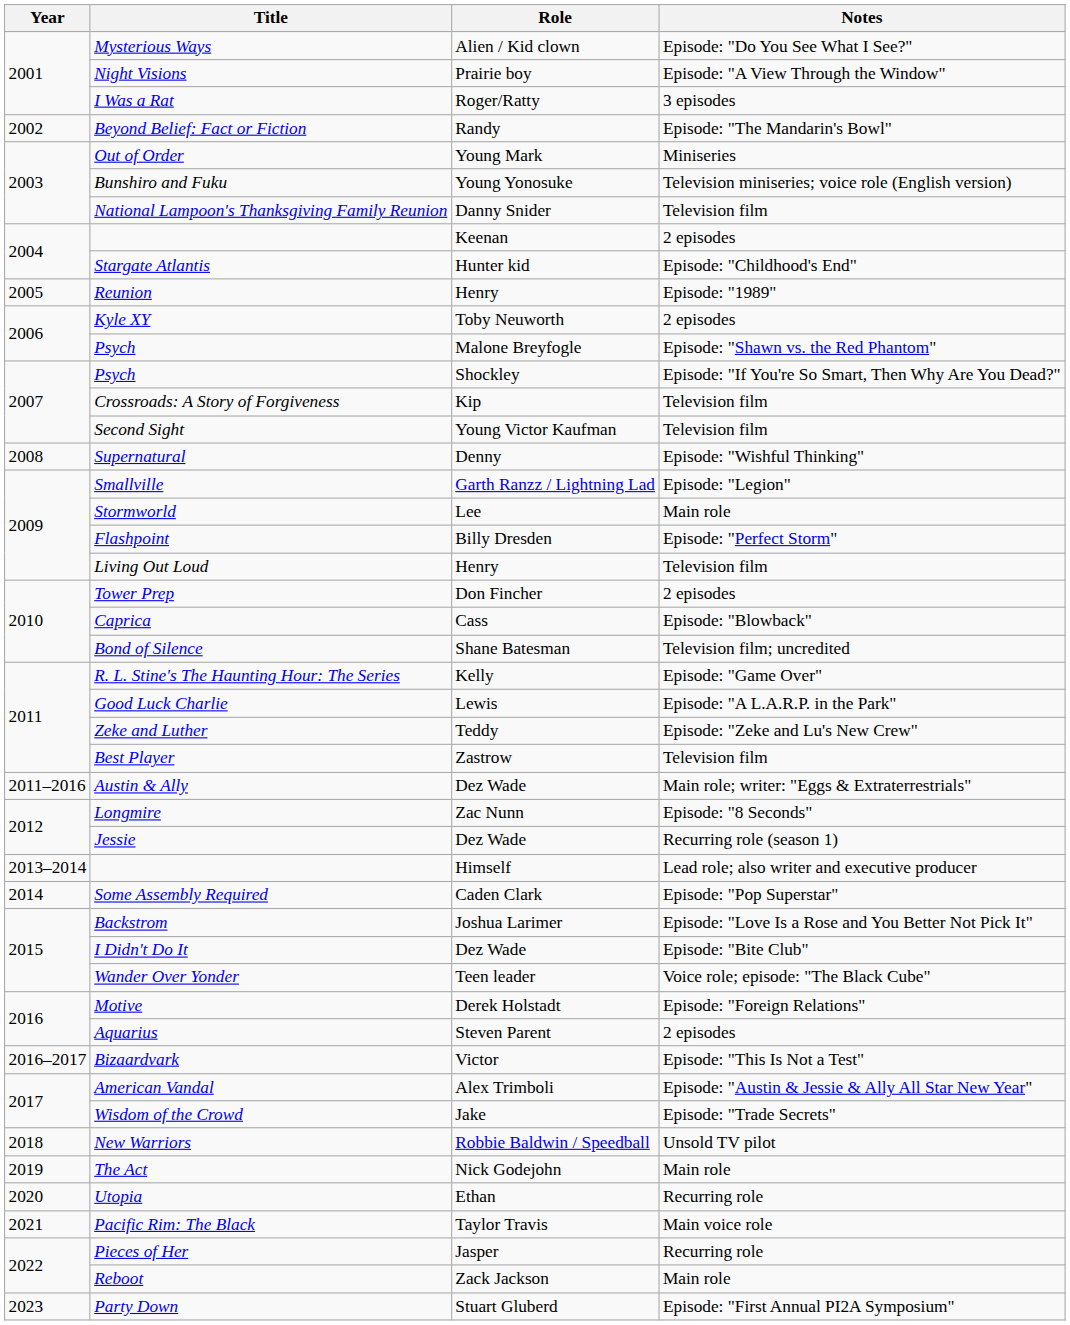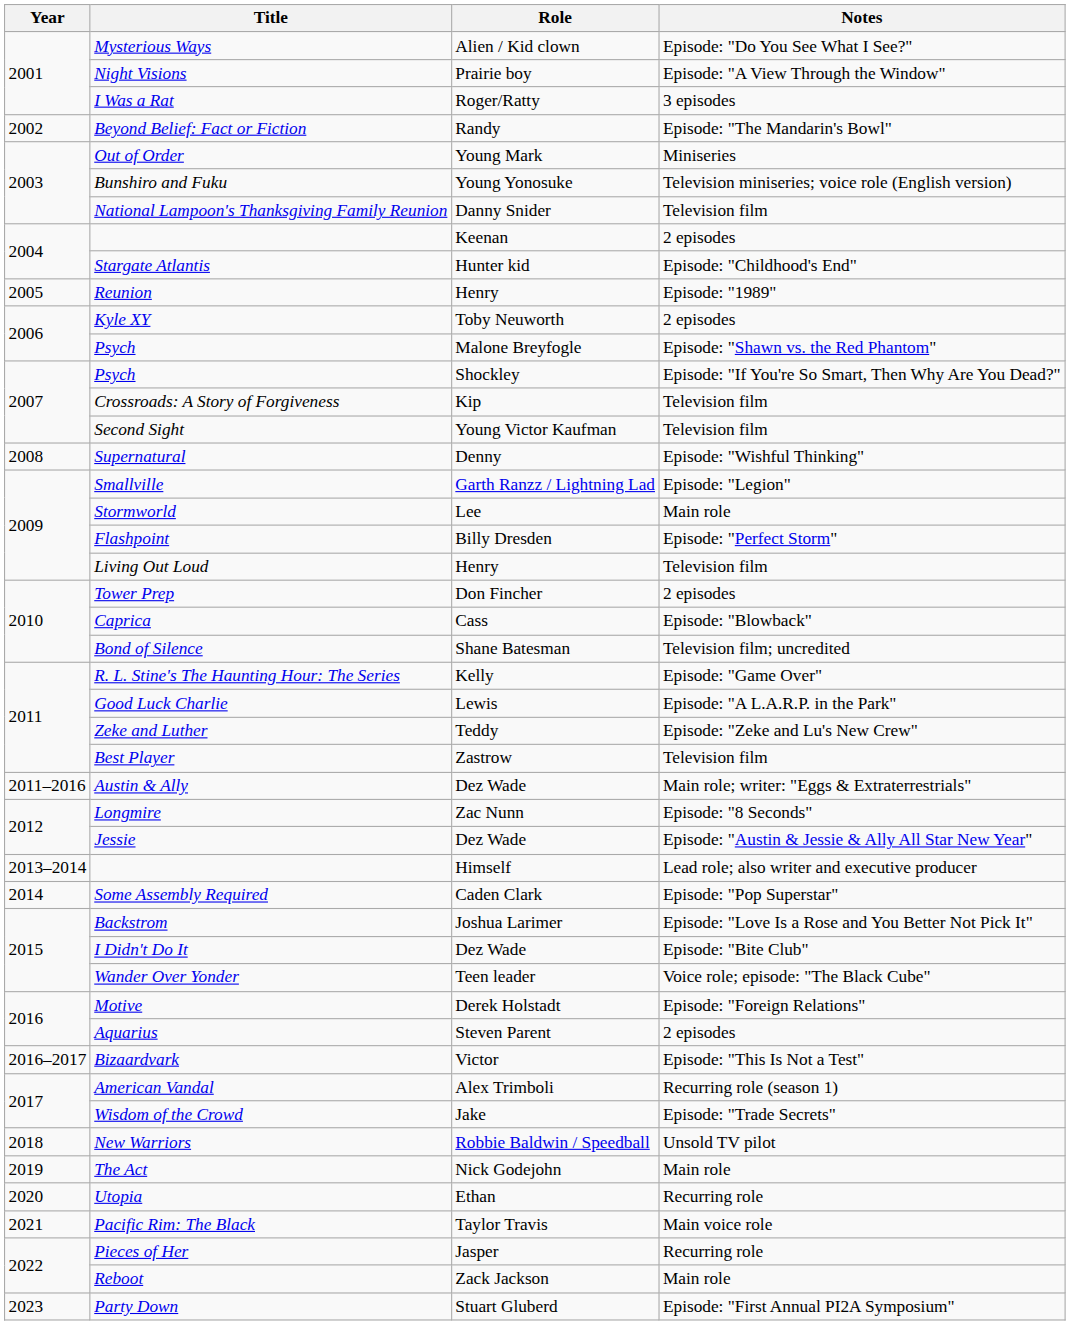(751, 840) Recurring role (season 1) -> (848, 840) Episode: "Austin & Jessie & Ally All Star New Year"
(848, 1086) Episode: "Austin & Jessie & Ally All Star New Year" -> (751, 1086) Recurring role (season 1)
